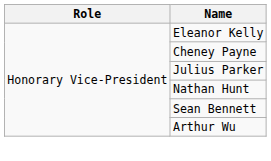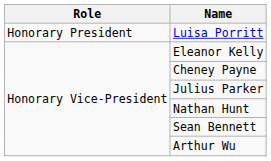+ row: (218, 33)
